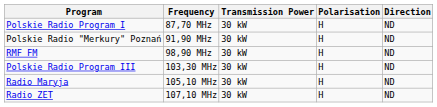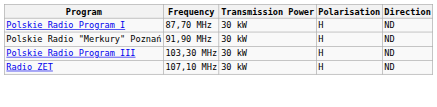- row: (22, 53)
- row: (37, 81)
